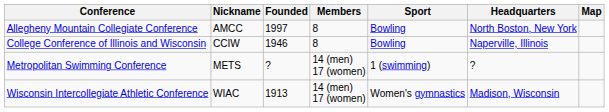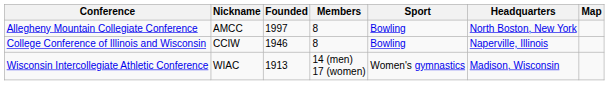- row: (86, 66)
